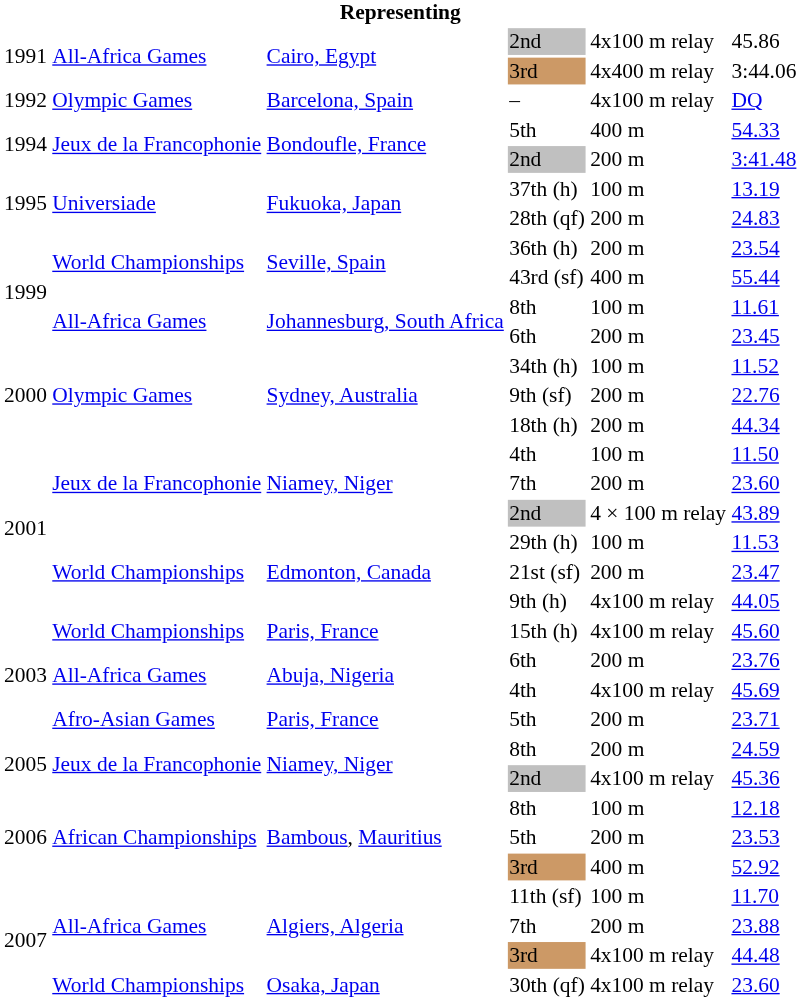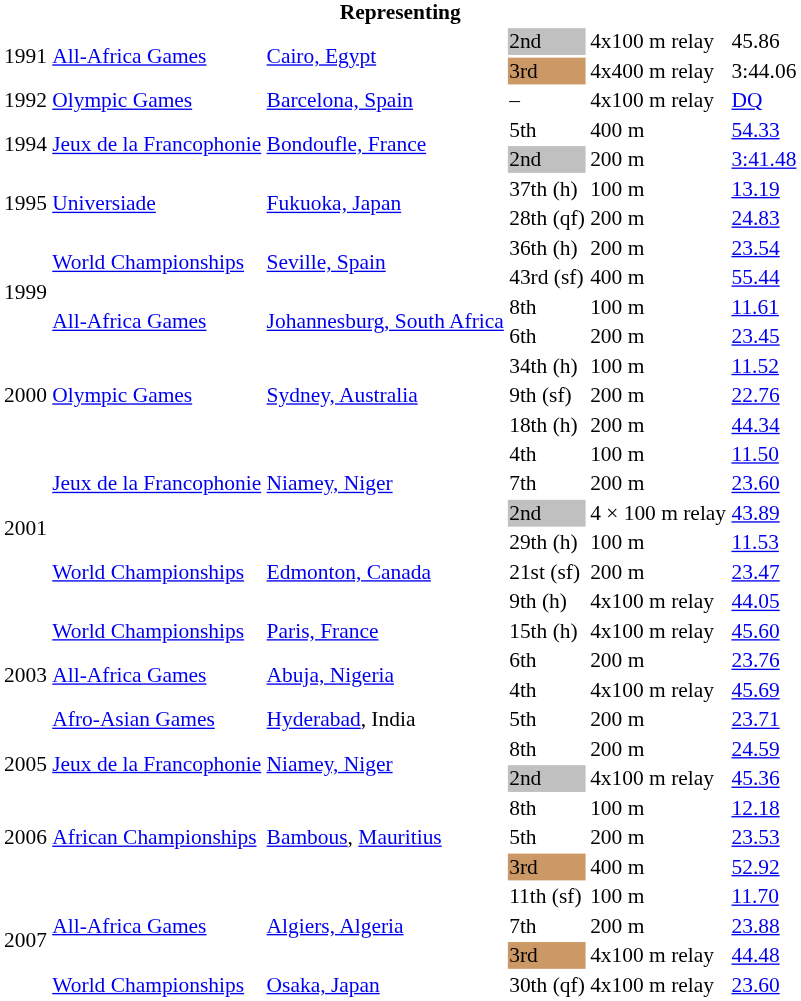(323, 719) Paris, France -> (341, 719) Hyderabad, India
